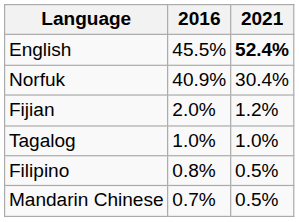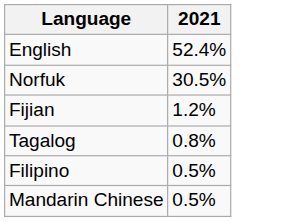- column: (199, 19)
(262, 49) bold -> (199, 49) normal
(262, 79) 30.4% -> (199, 79) 30.5%
(257, 140) 1.0% -> (194, 140) 0.8%
